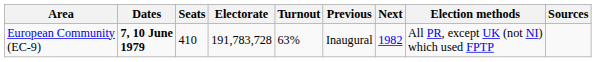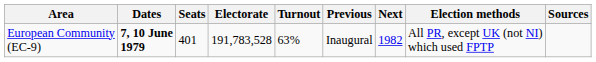(188, 40) 410 -> (188, 40) 401
(242, 40) 191,783,728 -> (242, 40) 191,783,528
